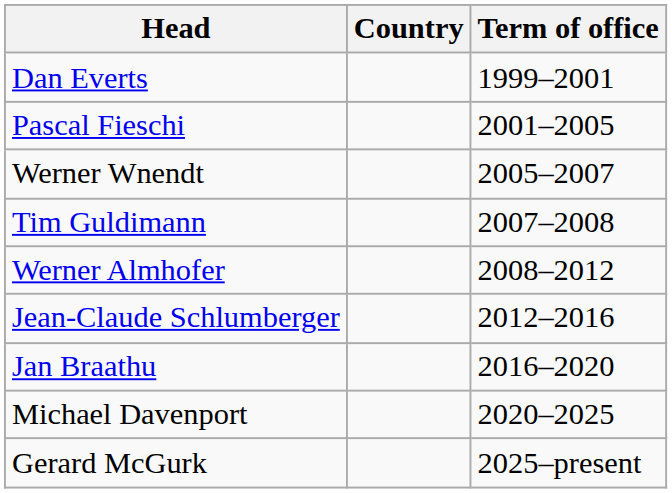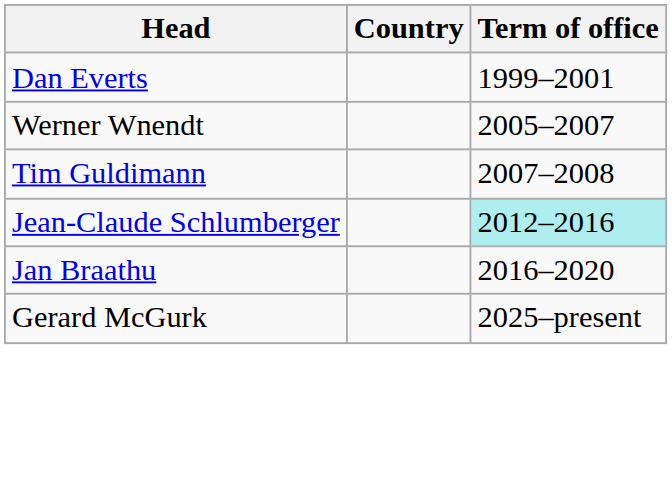- row: (98, 125)
- row: (118, 269)
(546, 317) no background -> (546, 221) paleturquoise background
- row: (130, 414)
